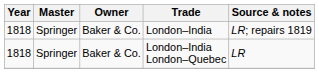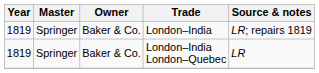(19, 30) 1818 -> (19, 30) 1819
(19, 53) 1818 -> (19, 53) 1819
